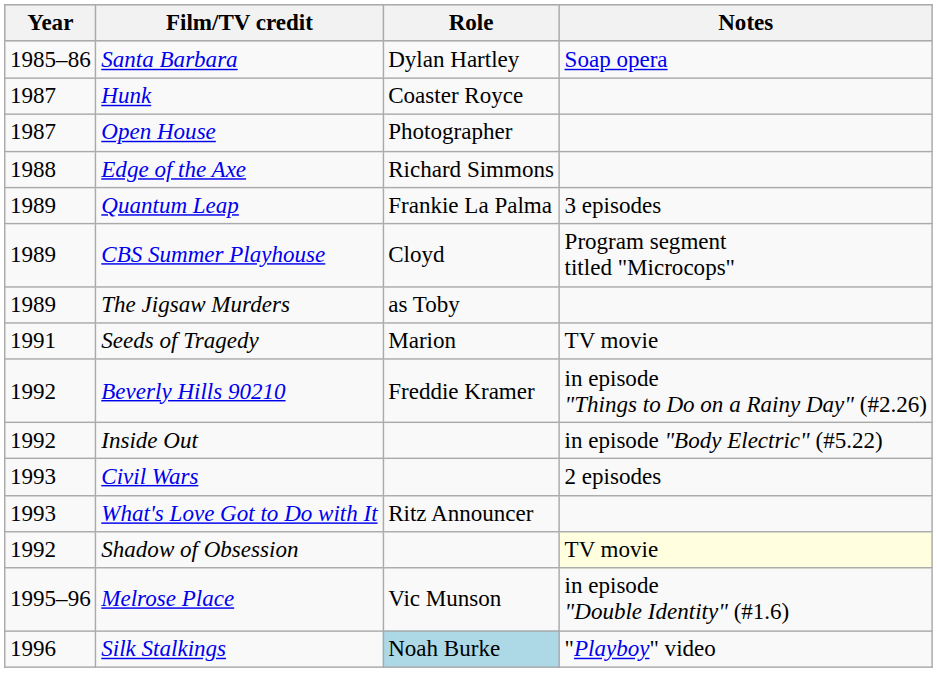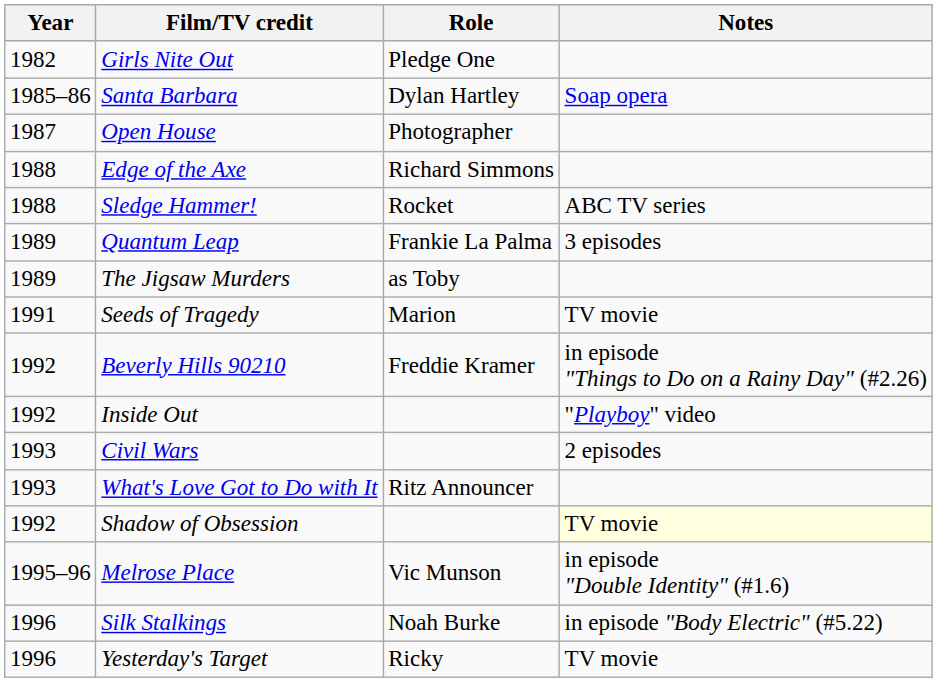+ row: (167, 59)
- row: (126, 95)
+ row: (179, 205)
- row: (213, 254)
(724, 440) in episode "Body Electric" (#5.22) -> (640, 414) "Playboy" video
(444, 648) lightblue background -> (444, 622) no background
(640, 648) "Playboy" video -> (724, 622) in episode "Body Electric" (#5.22)
+ row: (184, 659)
